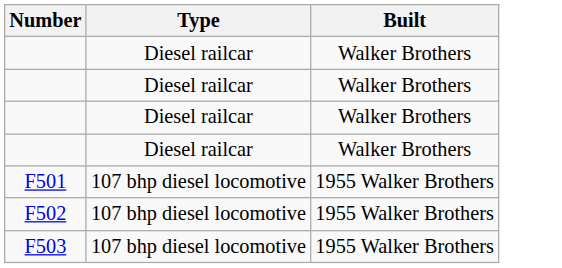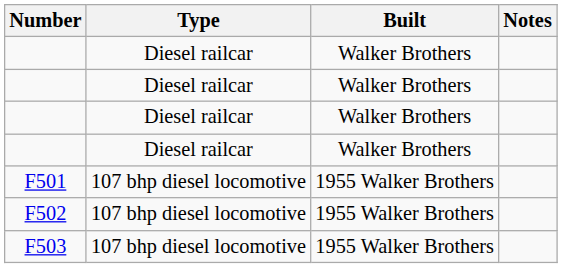+ column: (528, 20)
